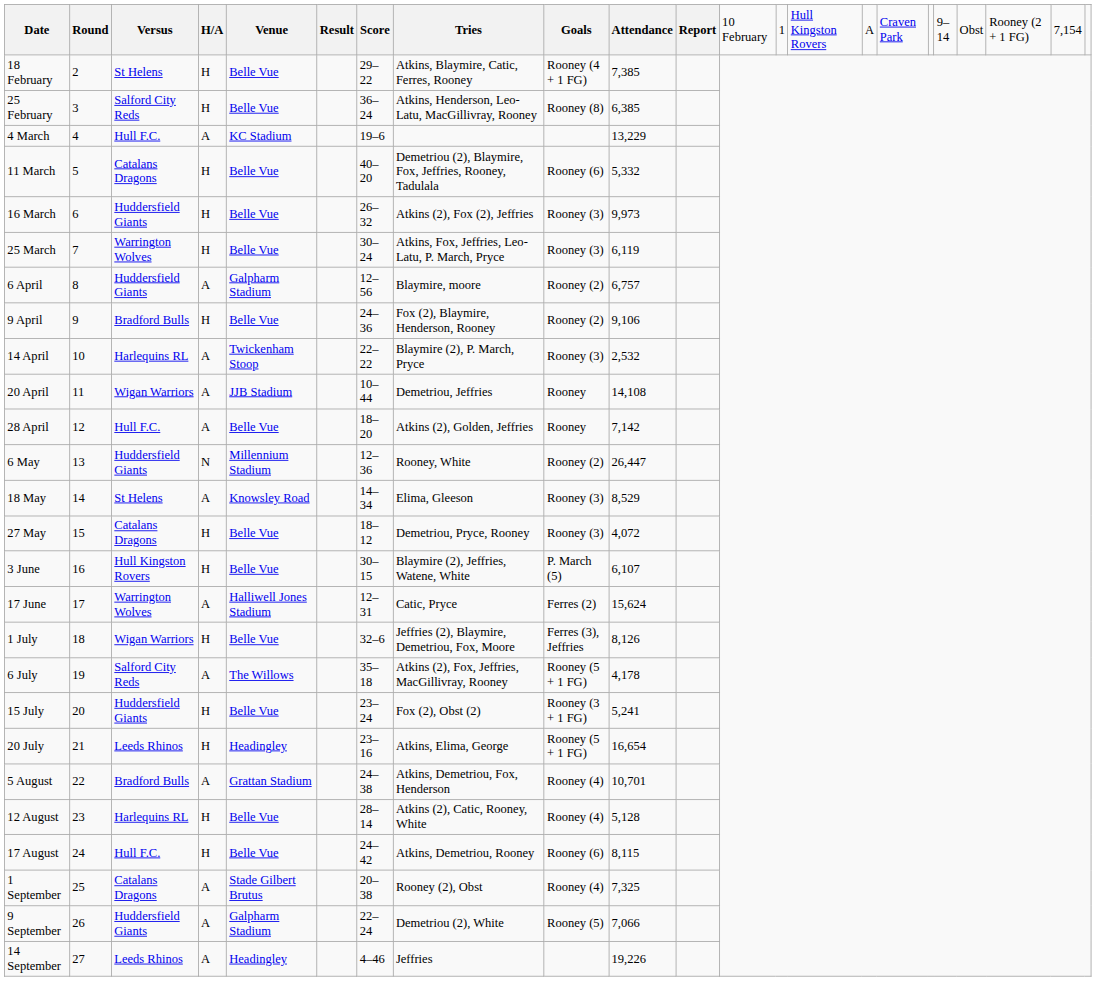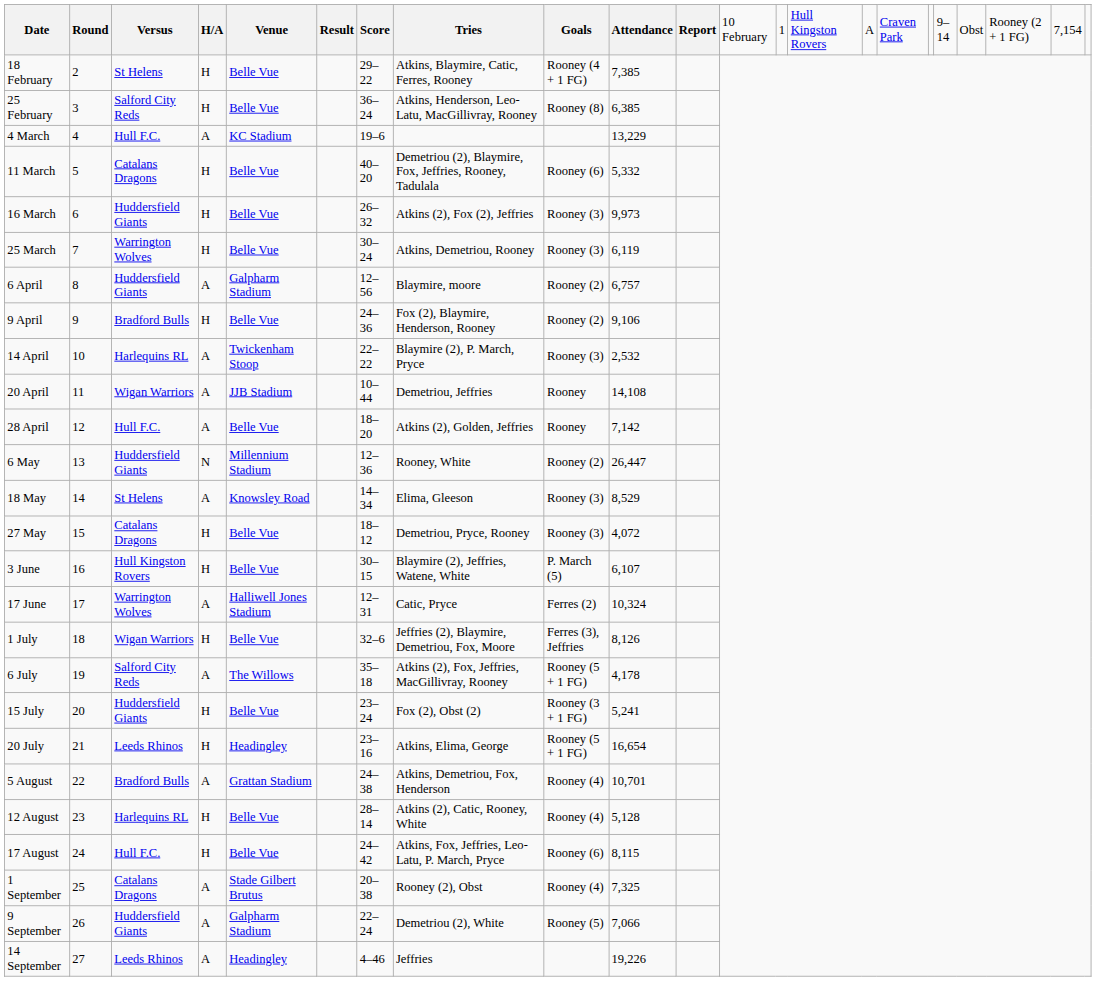(462, 250) Atkins, Fox, Jeffries, Leo-Latu, P. March, Pryce -> (465, 250) Atkins, Demetriou, Rooney
(629, 604) 15,624 -> (629, 604) 10,324
(465, 852) Atkins, Demetriou, Rooney -> (462, 852) Atkins, Fox, Jeffries, Leo-Latu, P. March, Pryce
